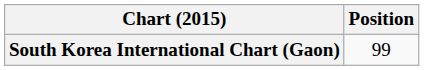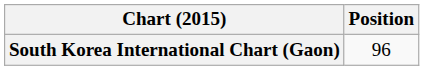(381, 49) 99 -> (381, 49) 96
